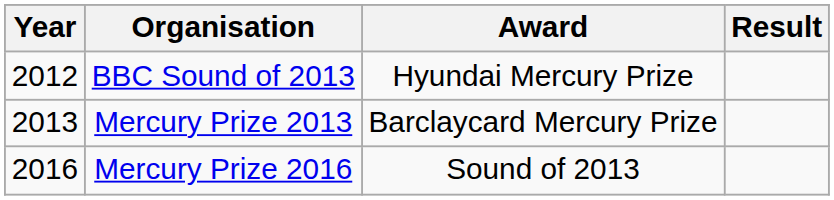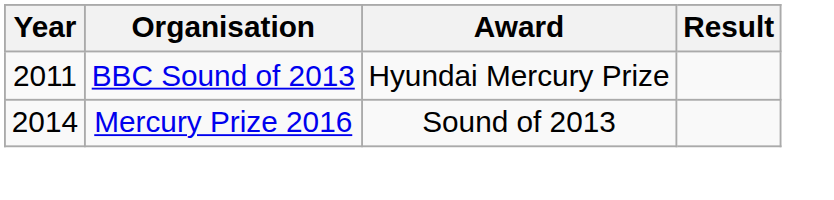(45, 75) 2012 -> (45, 75) 2011
- row: (223, 122)
(45, 169) 2016 -> (45, 122) 2014
